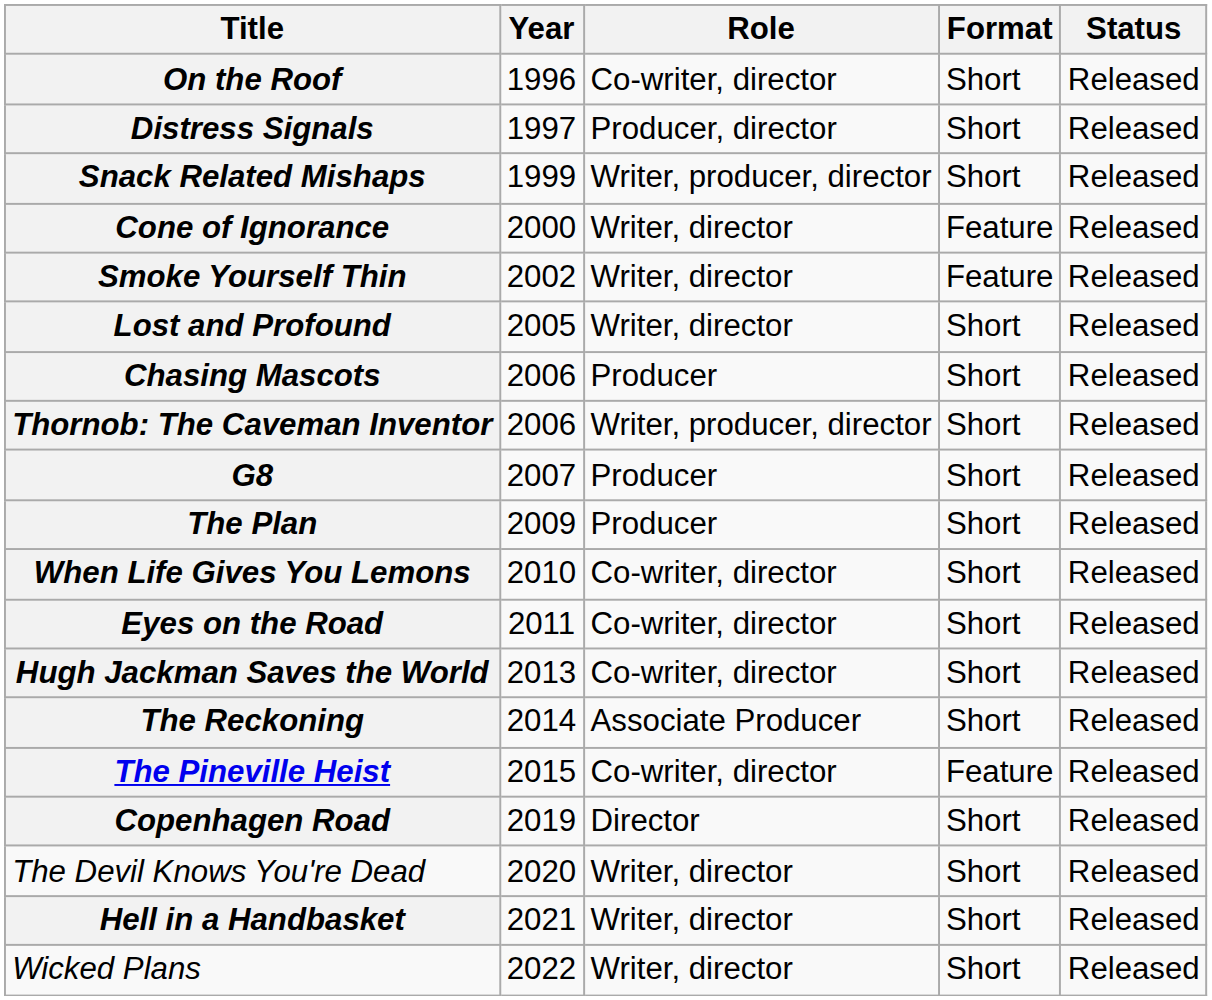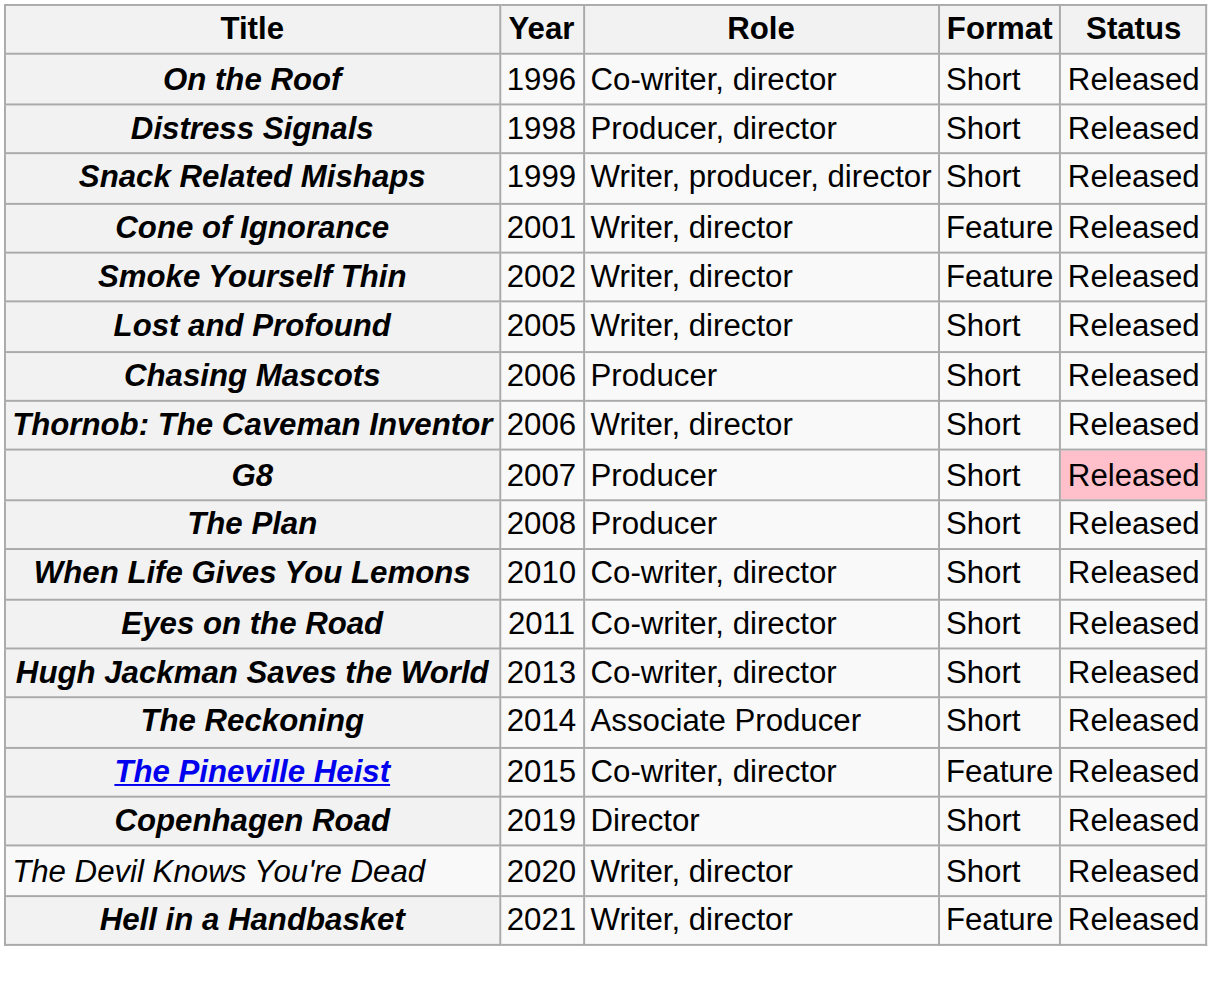(541, 128) 1997 -> (541, 128) 1998
(541, 227) 2000 -> (541, 227) 2001
(761, 425) Writer, producer, director -> (692, 425) Writer, director
(1134, 474) no background -> (1134, 474) pink background
(541, 524) 2009 -> (541, 524) 2008
(983, 919) Short -> (1000, 919) Feature
- row: (107, 969)
